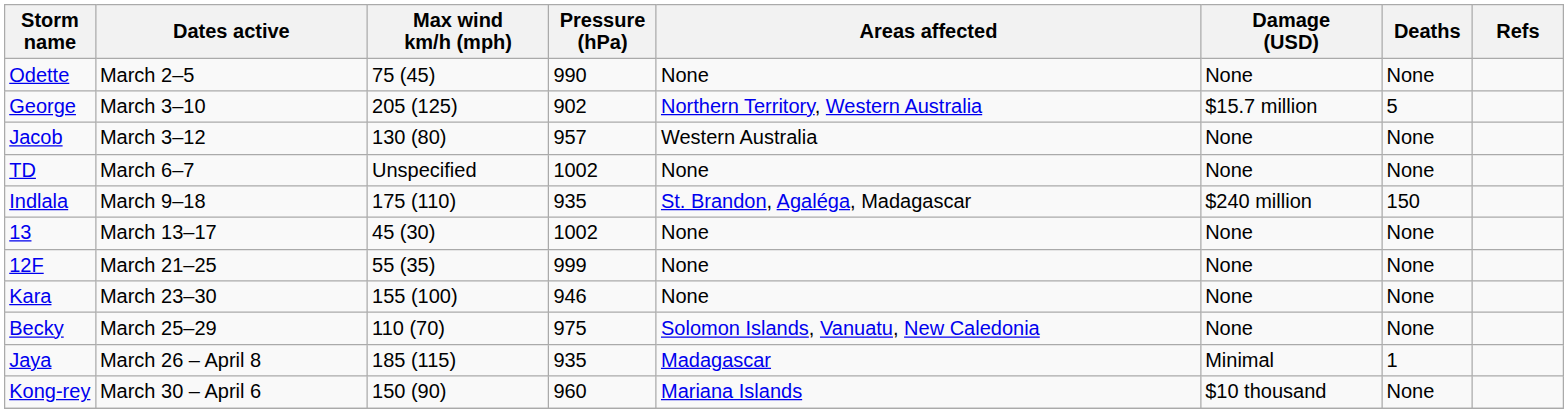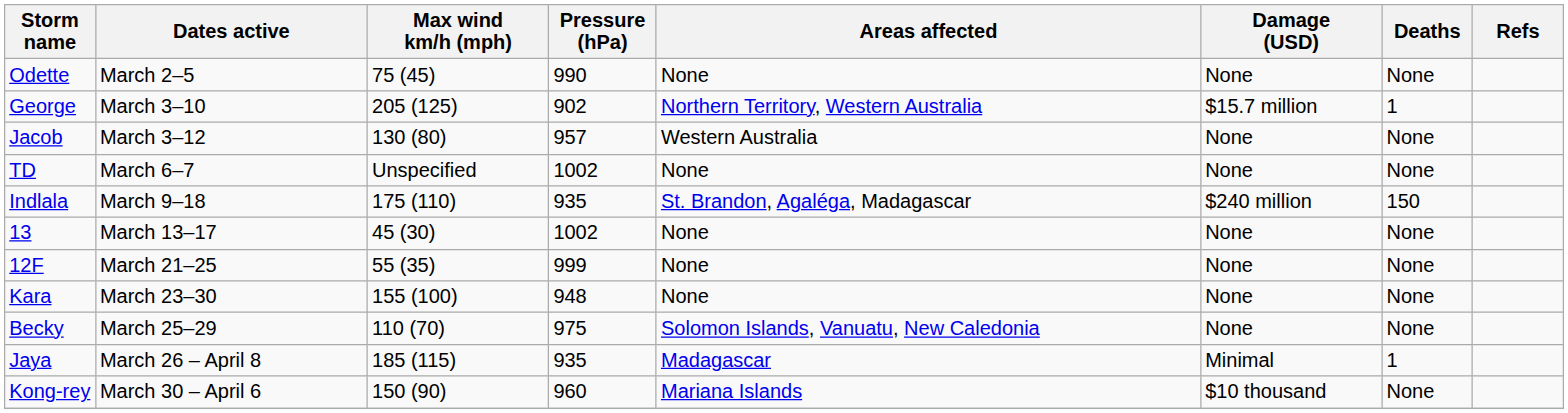(1392, 106) 5 -> (1392, 106) 1
(570, 296) 946 -> (570, 296) 948
